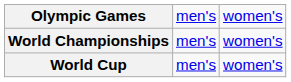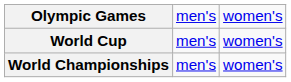rows swapped: (88, 40) <-> (88, 64)
